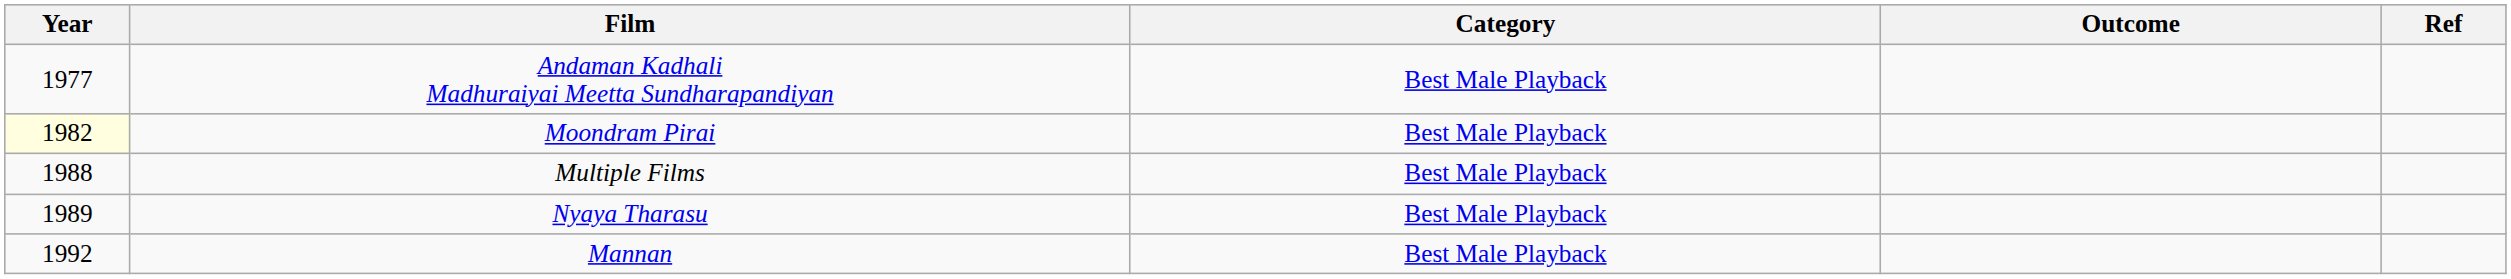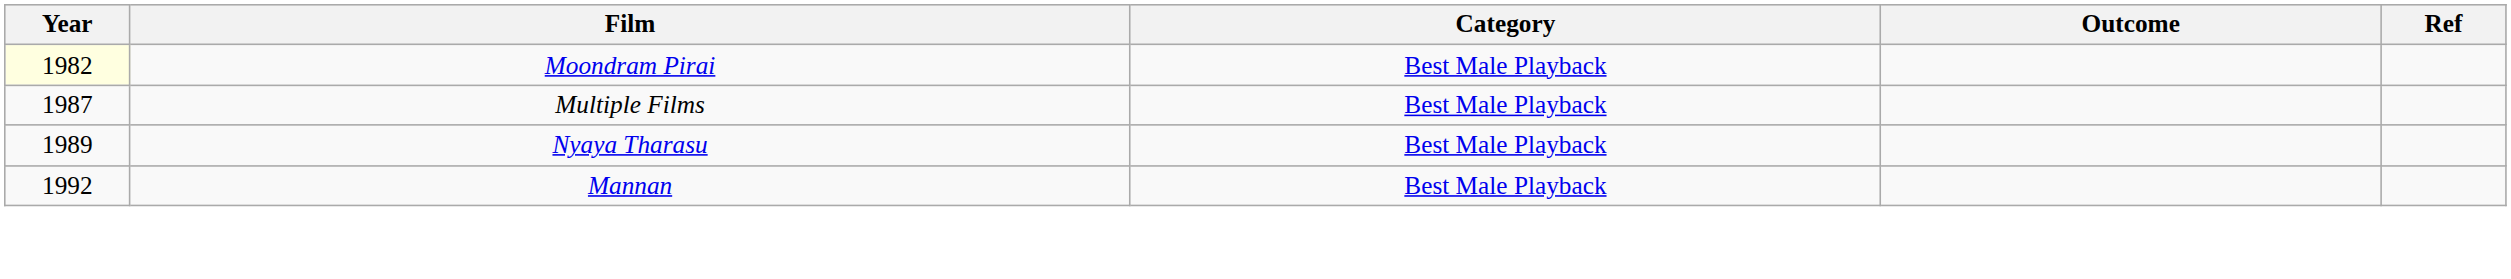- row: (630, 78)
(67, 173) 1988 -> (67, 104) 1987
